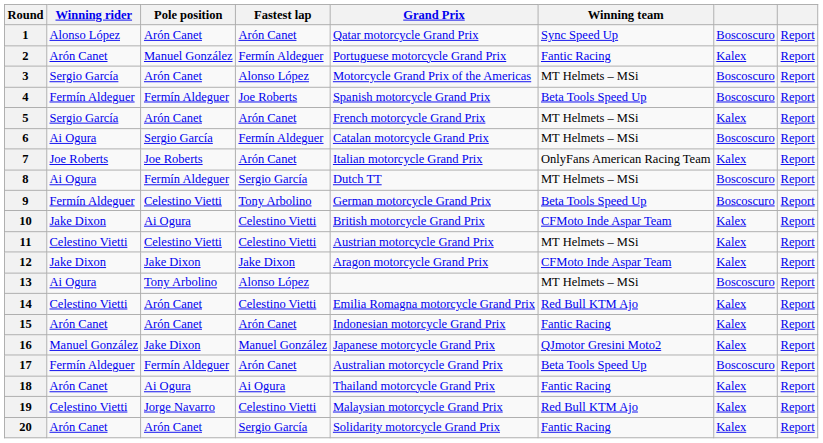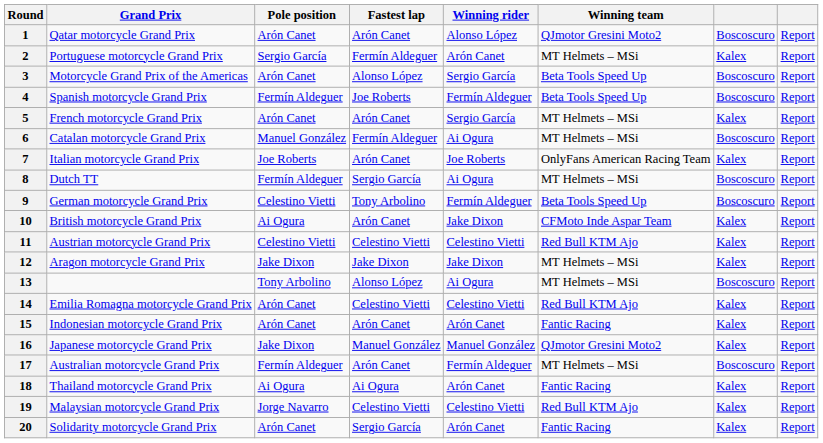columns swapped: (434, 14) <-> (94, 14)
(580, 35) Sync Speed Up -> (601, 35) QJmotor Gresini Moto2
(188, 55) Manuel González -> (292, 55) Sergio García
(576, 55) Fantic Racing -> (590, 55) MT Helmets – MSi
(590, 76) MT Helmets – MSi -> (594, 76) Beta Tools Speed Up
(178, 138) Sergio García -> (302, 138) Manuel González
(277, 220) Celestino Vietti -> (381, 220) Arón Canet
(590, 241) MT Helmets – MSi -> (589, 241) Red Bull KTM Ajo
(606, 262) CFMoto Inde Aspar Team -> (590, 262) MT Helmets – MSi
(594, 365) Beta Tools Speed Up -> (590, 365) MT Helmets – MSi
